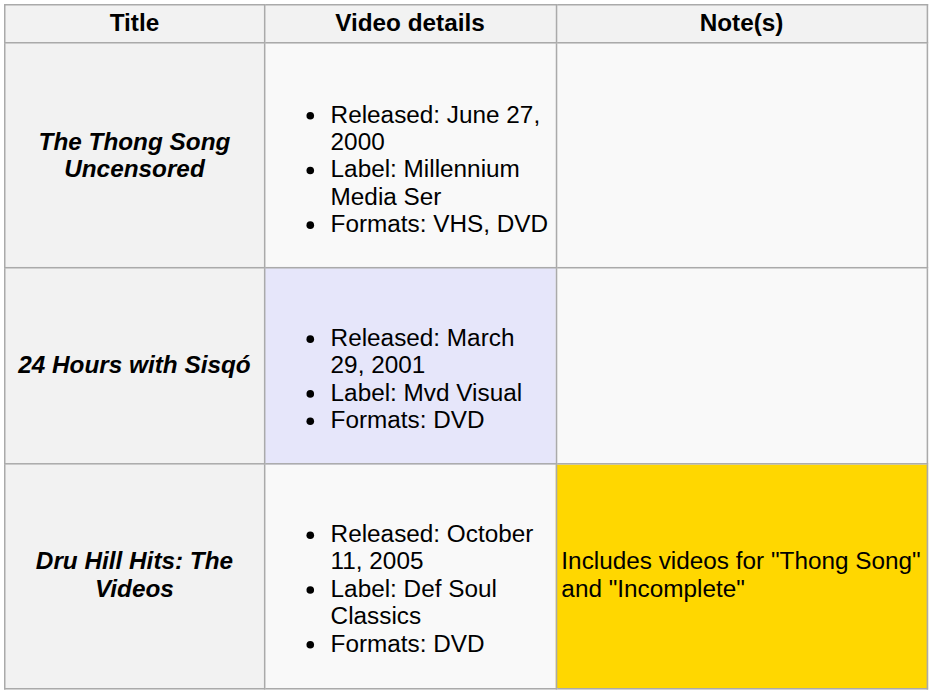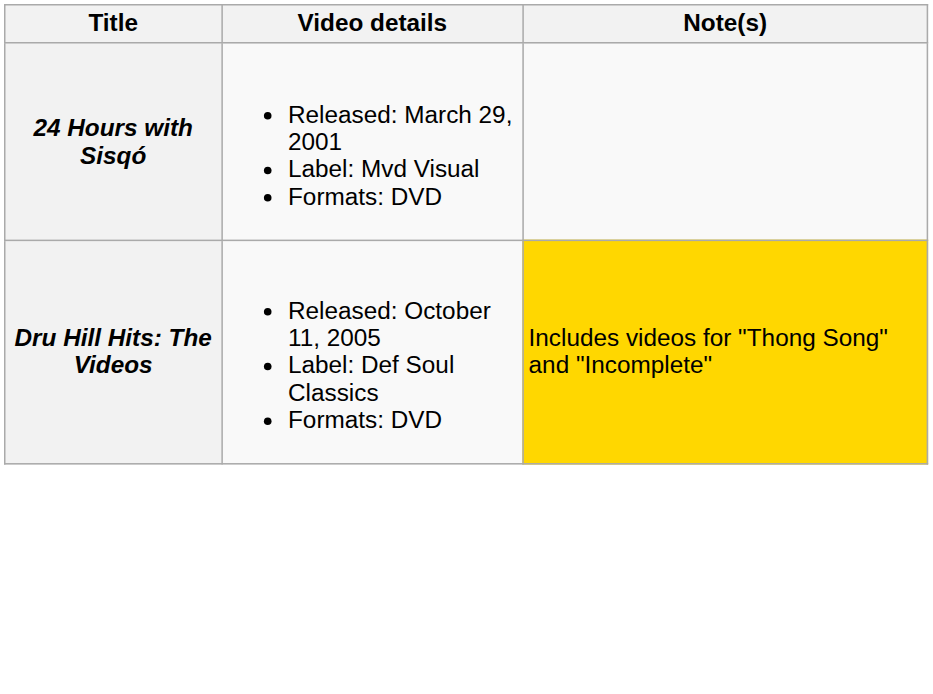- row: (134, 155)
(410, 379) lavender background -> (372, 155) no background
